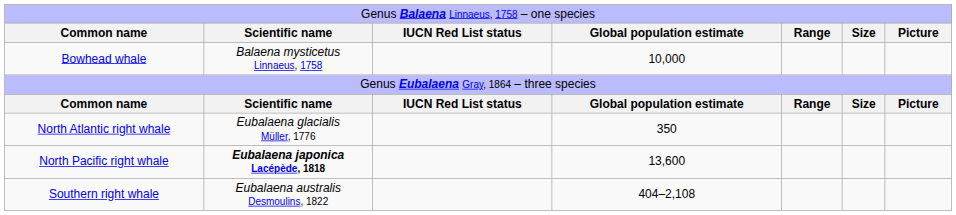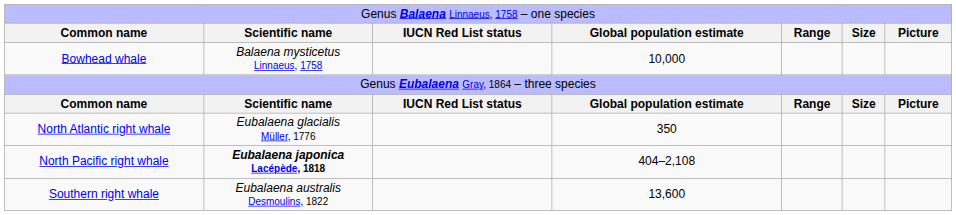(667, 161) 13,600 -> (667, 161) 404–2,108
(667, 194) 404–2,108 -> (667, 194) 13,600
